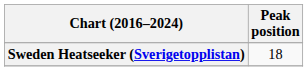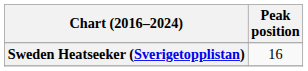(275, 54) 18 -> (275, 54) 16
